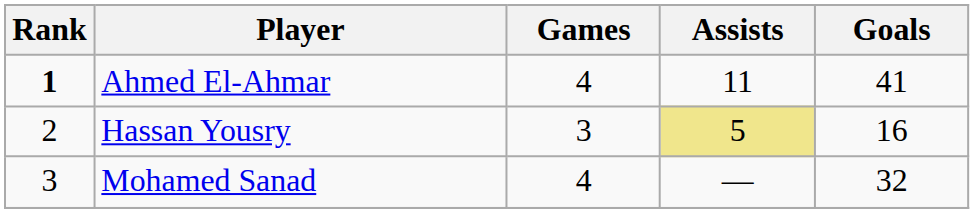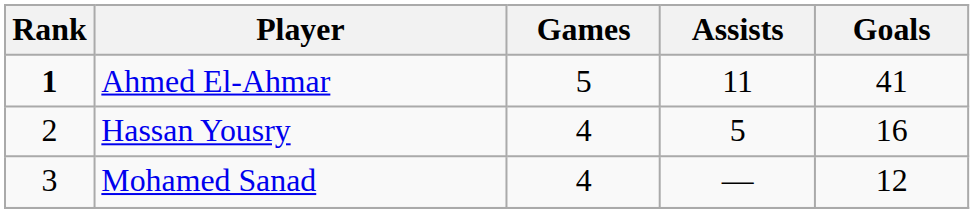(584, 80) 4 -> (584, 80) 5
(584, 130) 3 -> (584, 130) 4
(738, 130) khaki background -> (738, 130) no background
(892, 181) 32 -> (892, 181) 12
